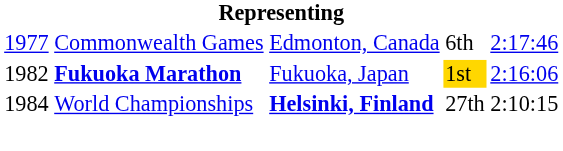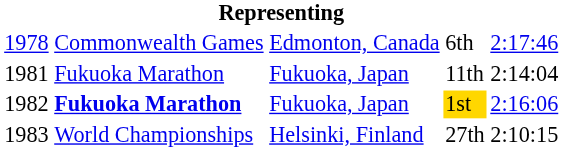(26, 43) 1977 -> (26, 43) 1978
+ row: (465, 73)
(26, 104) 1984 -> (26, 134) 1983
(351, 104) bold -> (346, 134) normal
